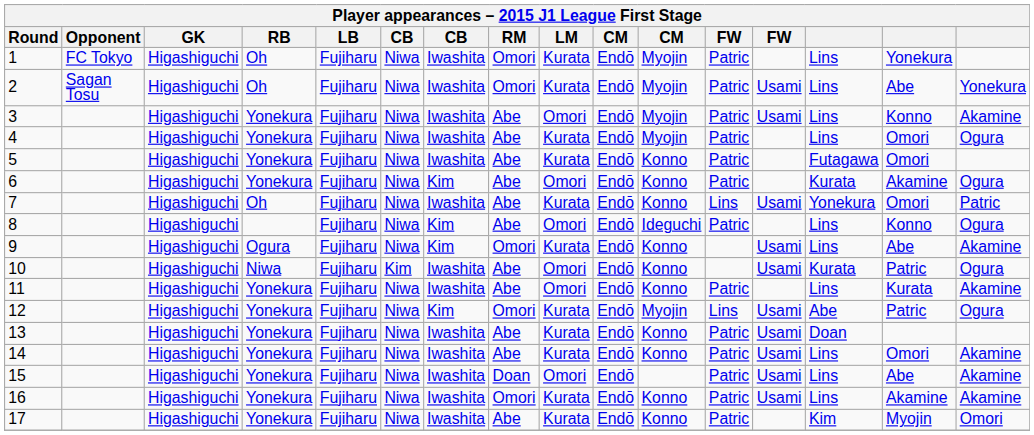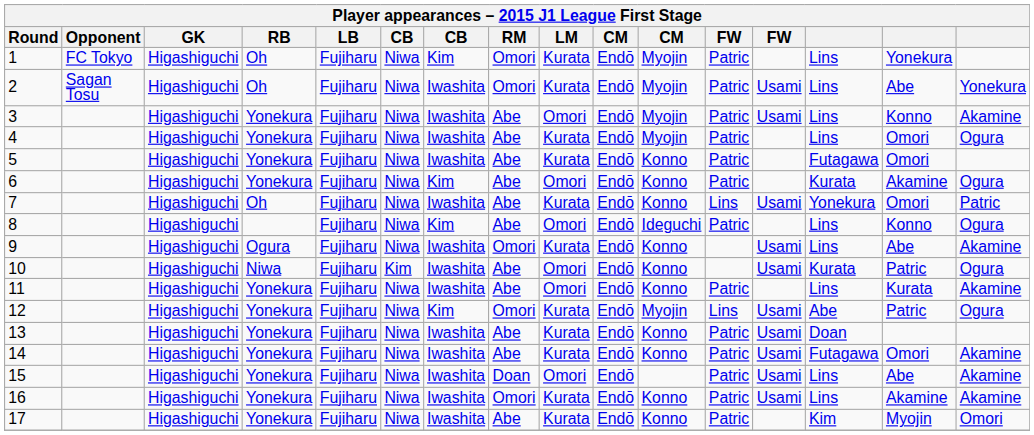(456, 59) Iwashita -> (441, 59) Kim
(441, 246) Kim -> (456, 246) Iwashita
(824, 355) Lins -> (844, 355) Futagawa
